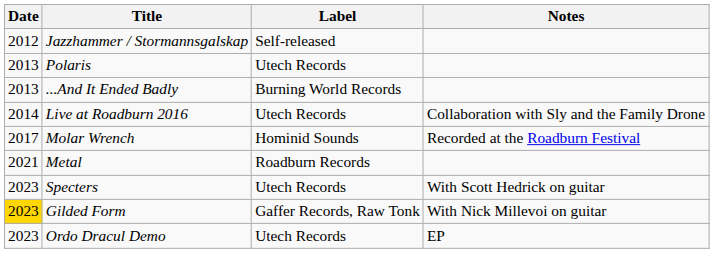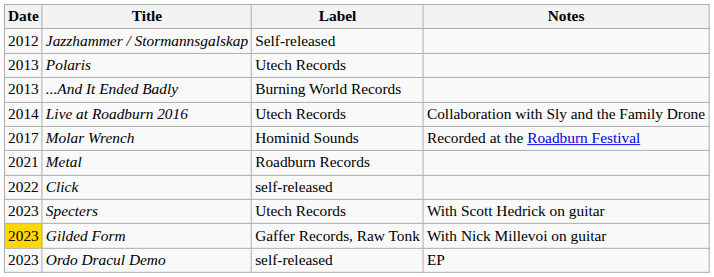+ row: (62, 187)
(301, 235) Utech Records -> (294, 260) self-released
